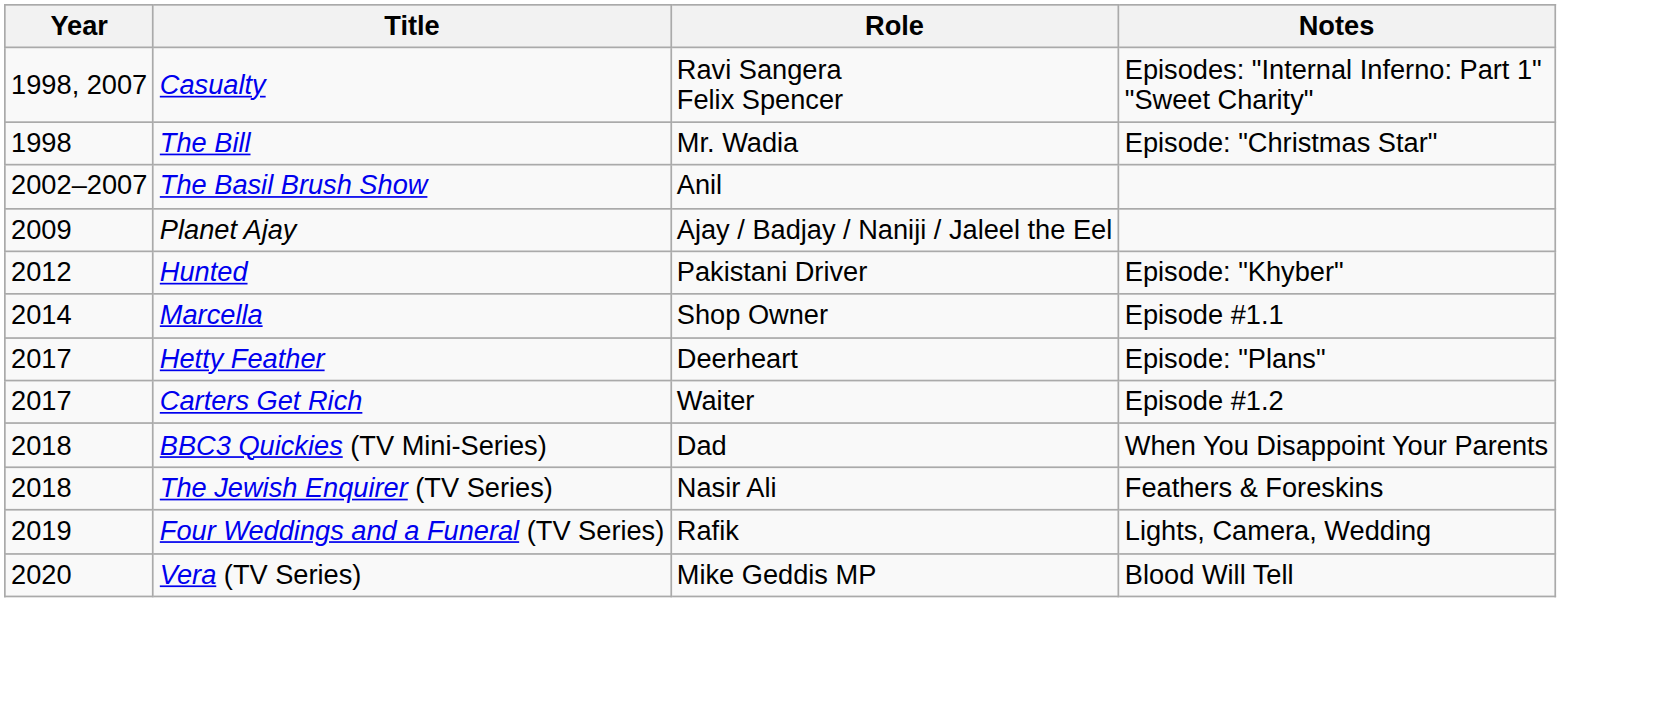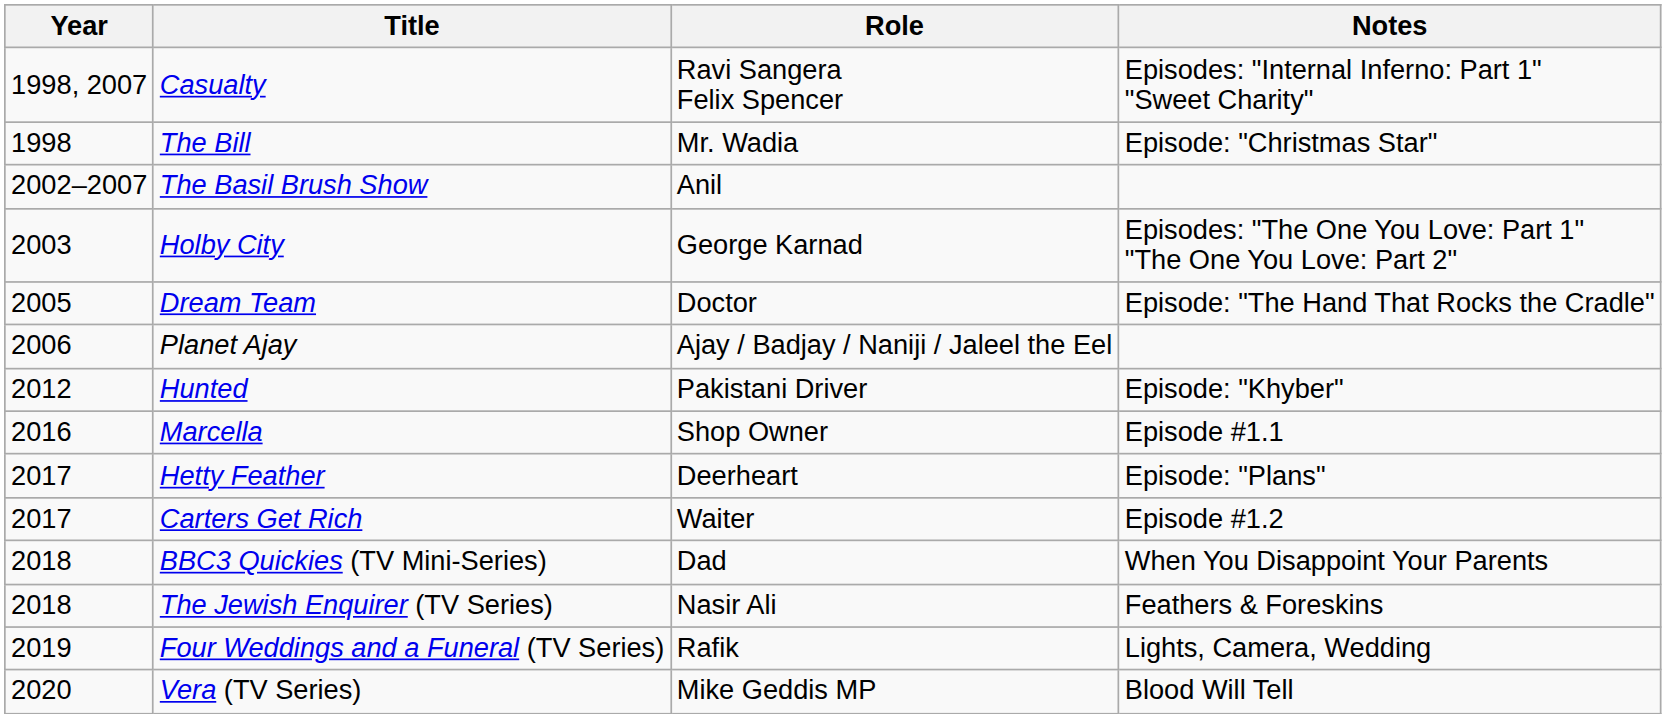+ row: (222, 244)
+ row: (238, 302)
(41, 229) 2009 -> (41, 346) 2006
(41, 315) 2014 -> (41, 432) 2016
